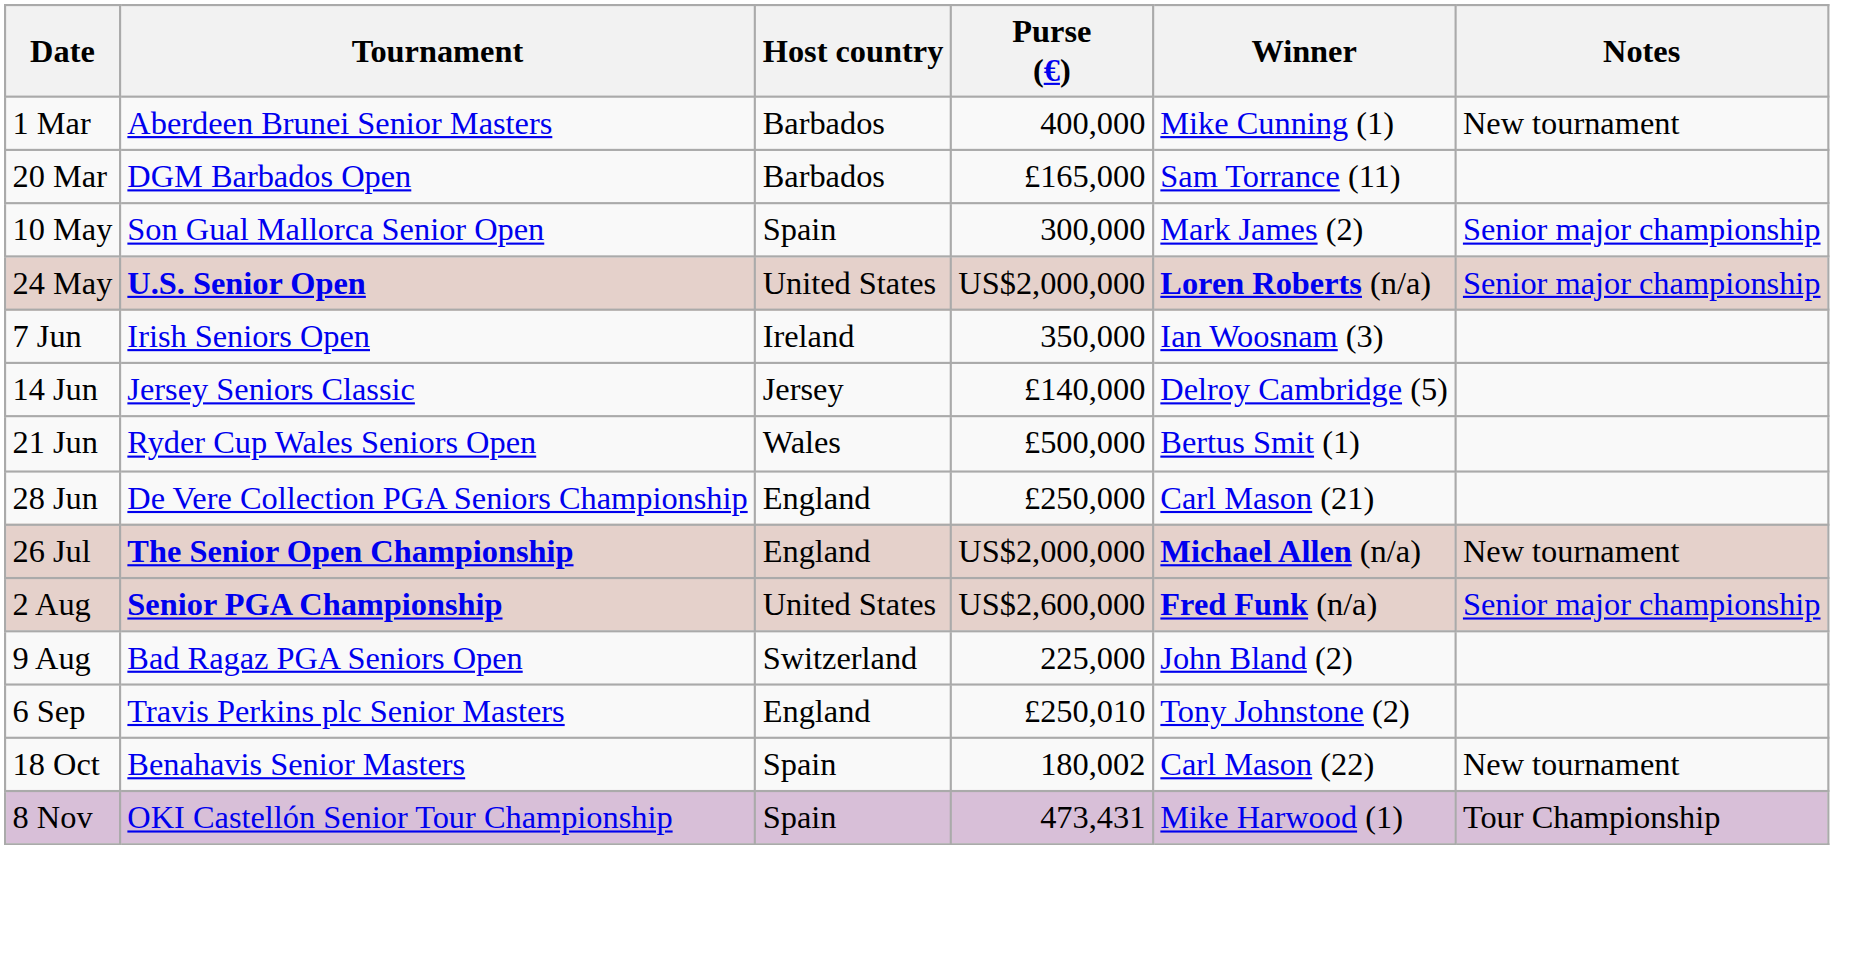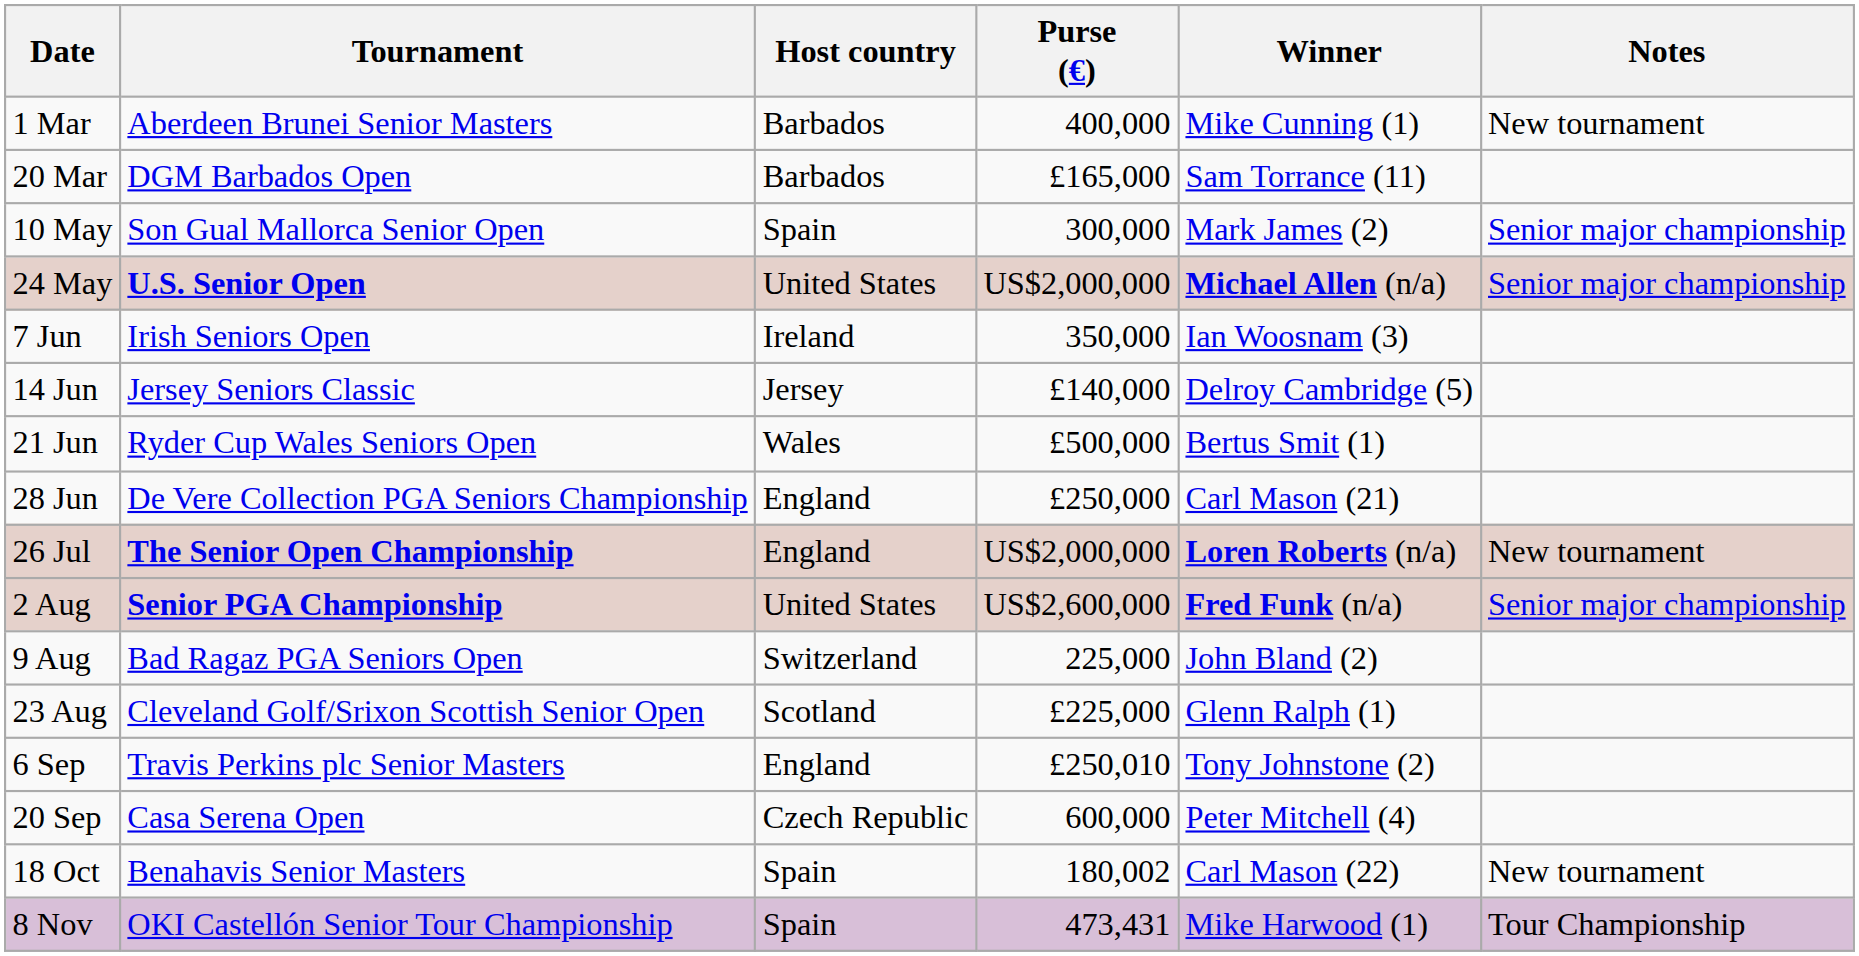(1296, 283) Loren Roberts (n/a) -> (1316, 283) Michael Allen (n/a)
(1291, 550) Michael Allen (n/a) -> (1321, 550) Loren Roberts (n/a)
+ row: (60, 710)
+ row: (57, 817)
